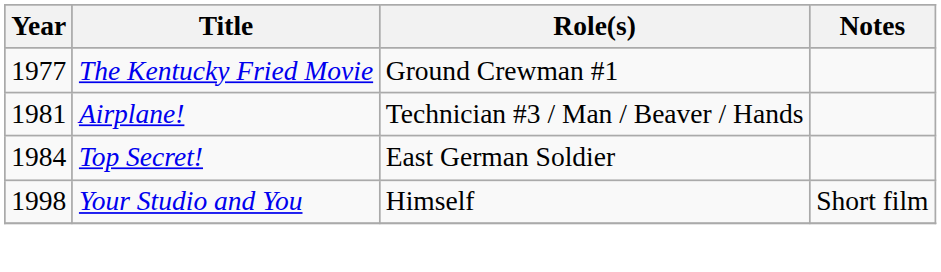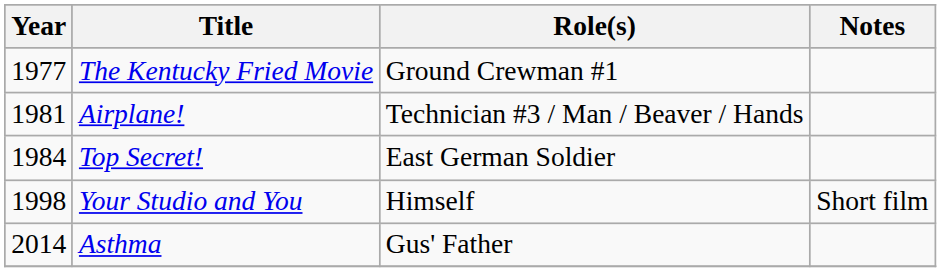+ row: (120, 244)
